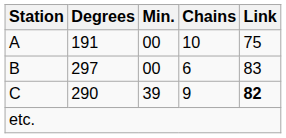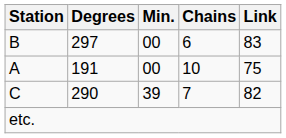rows swapped: (14, 42) <-> (14, 68)
(187, 94) 9 -> (187, 94) 7
(253, 94) bold -> (253, 94) normal
